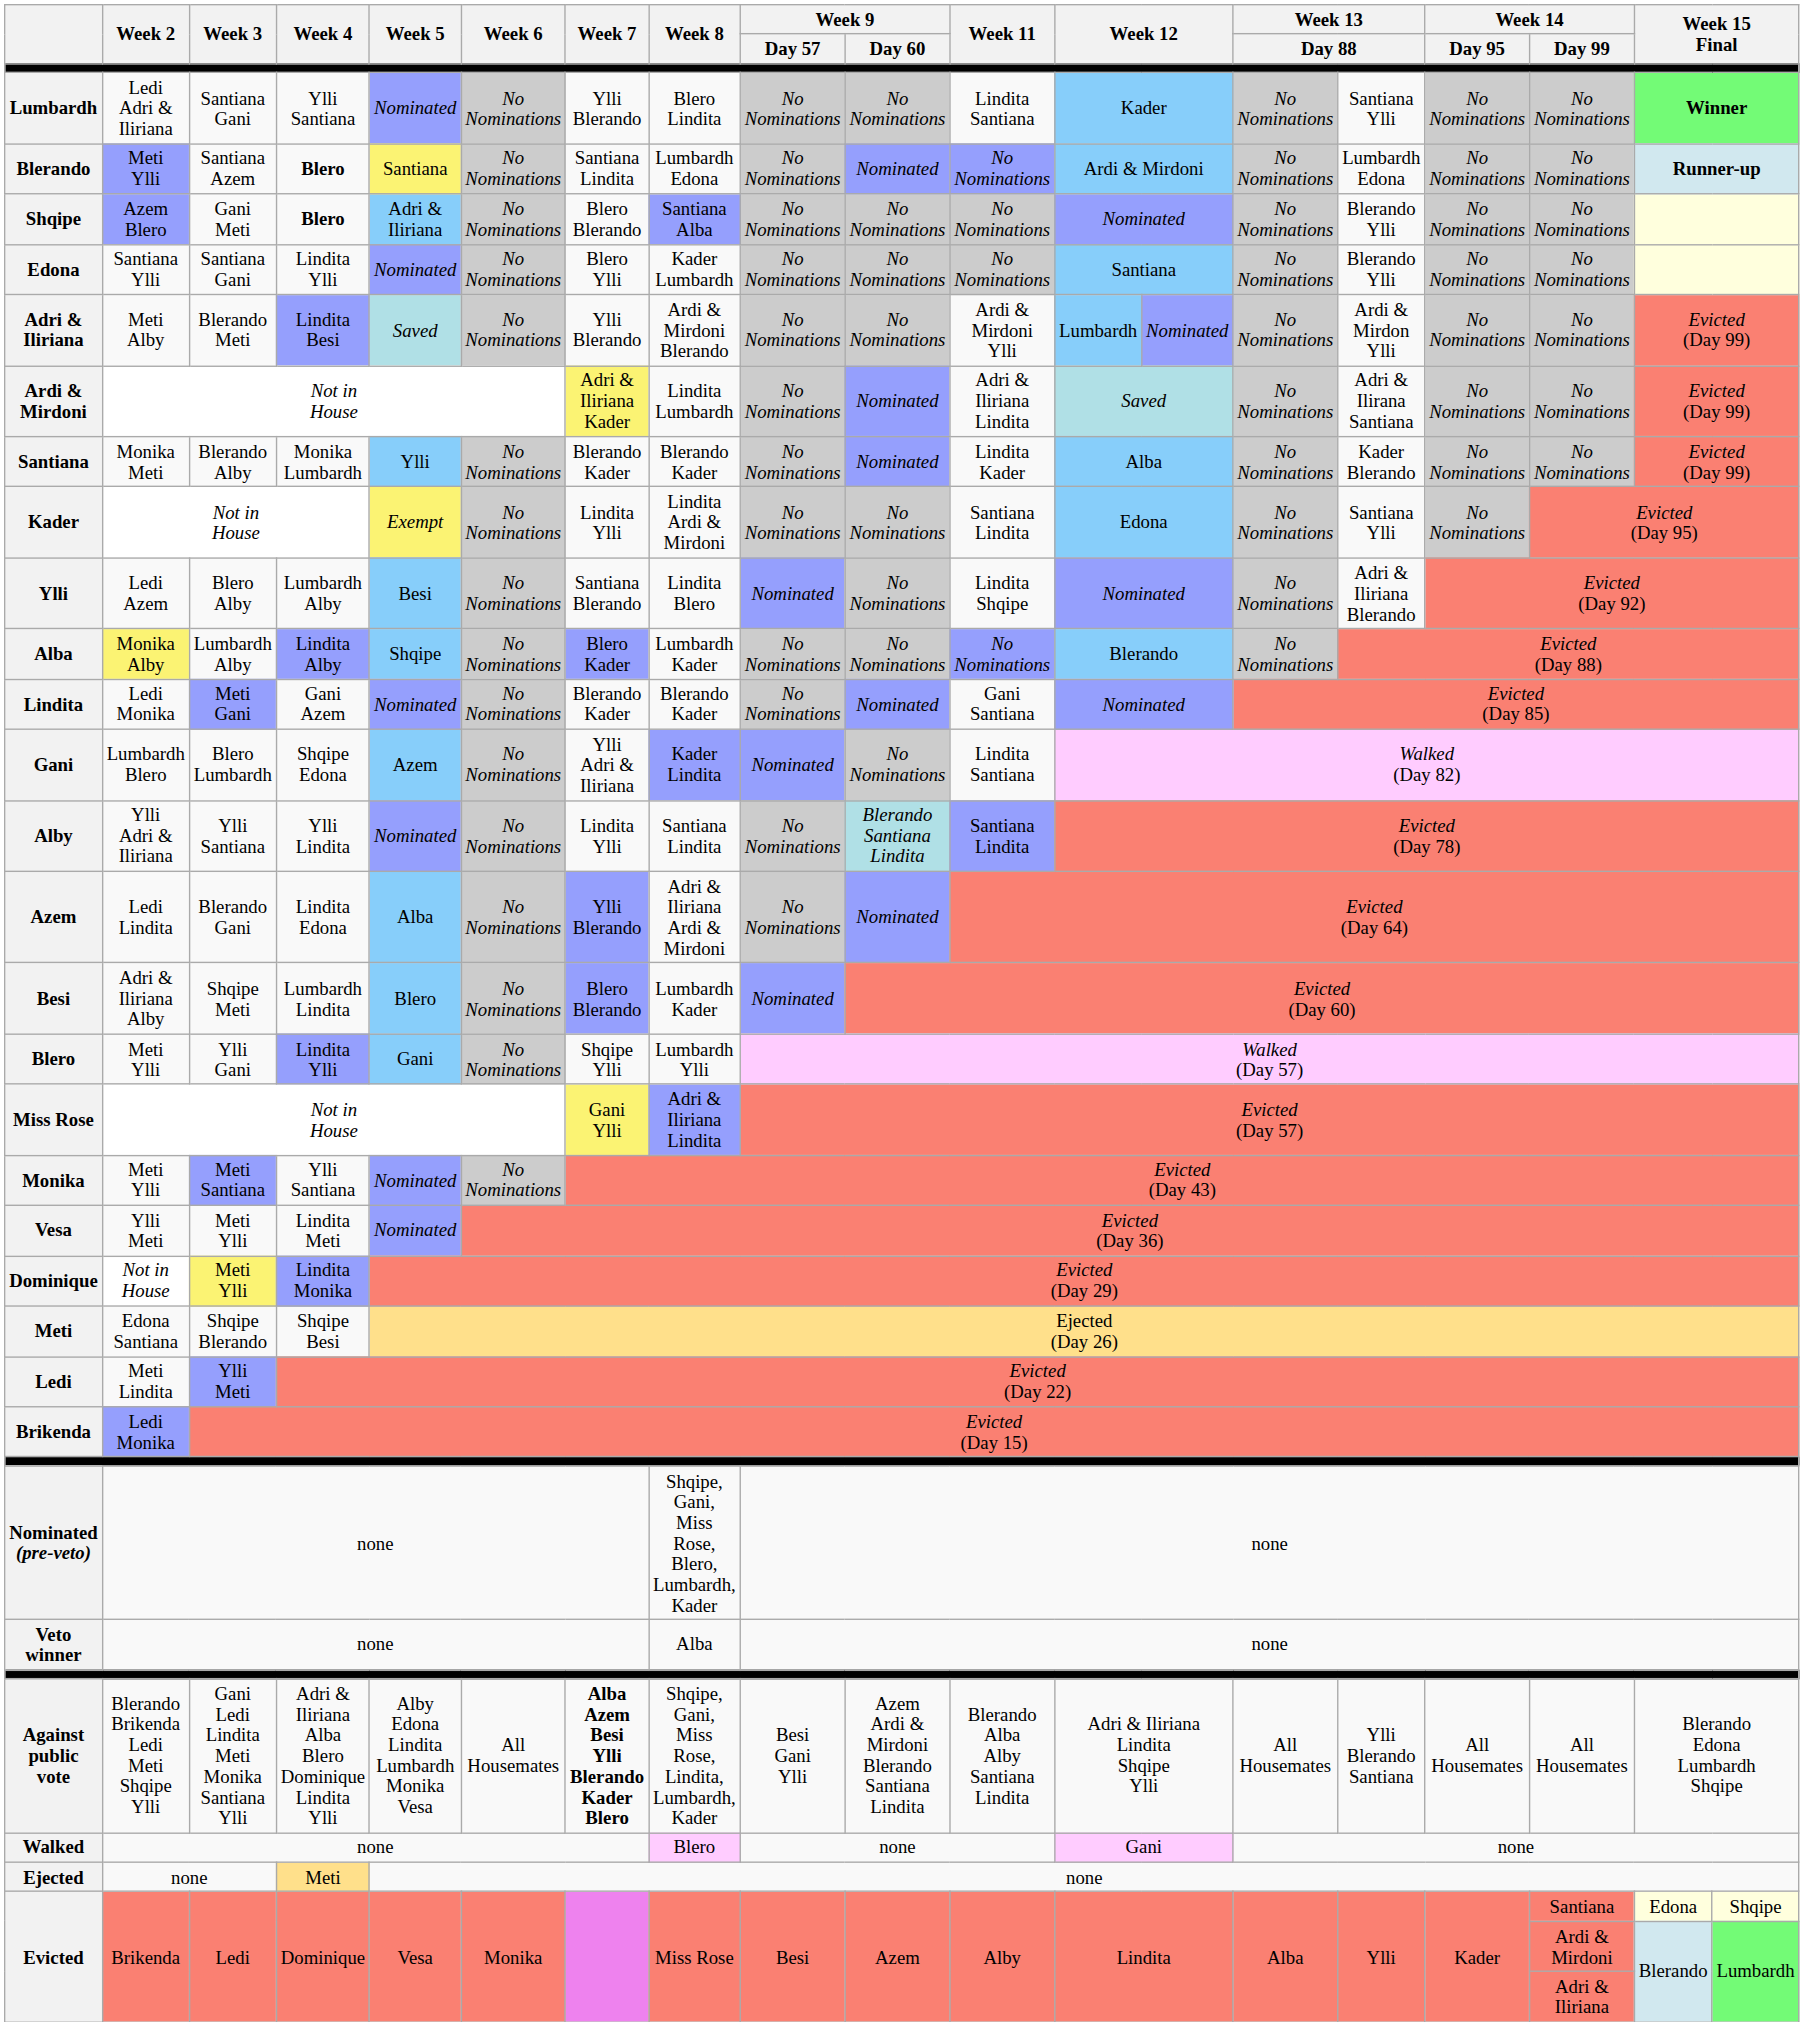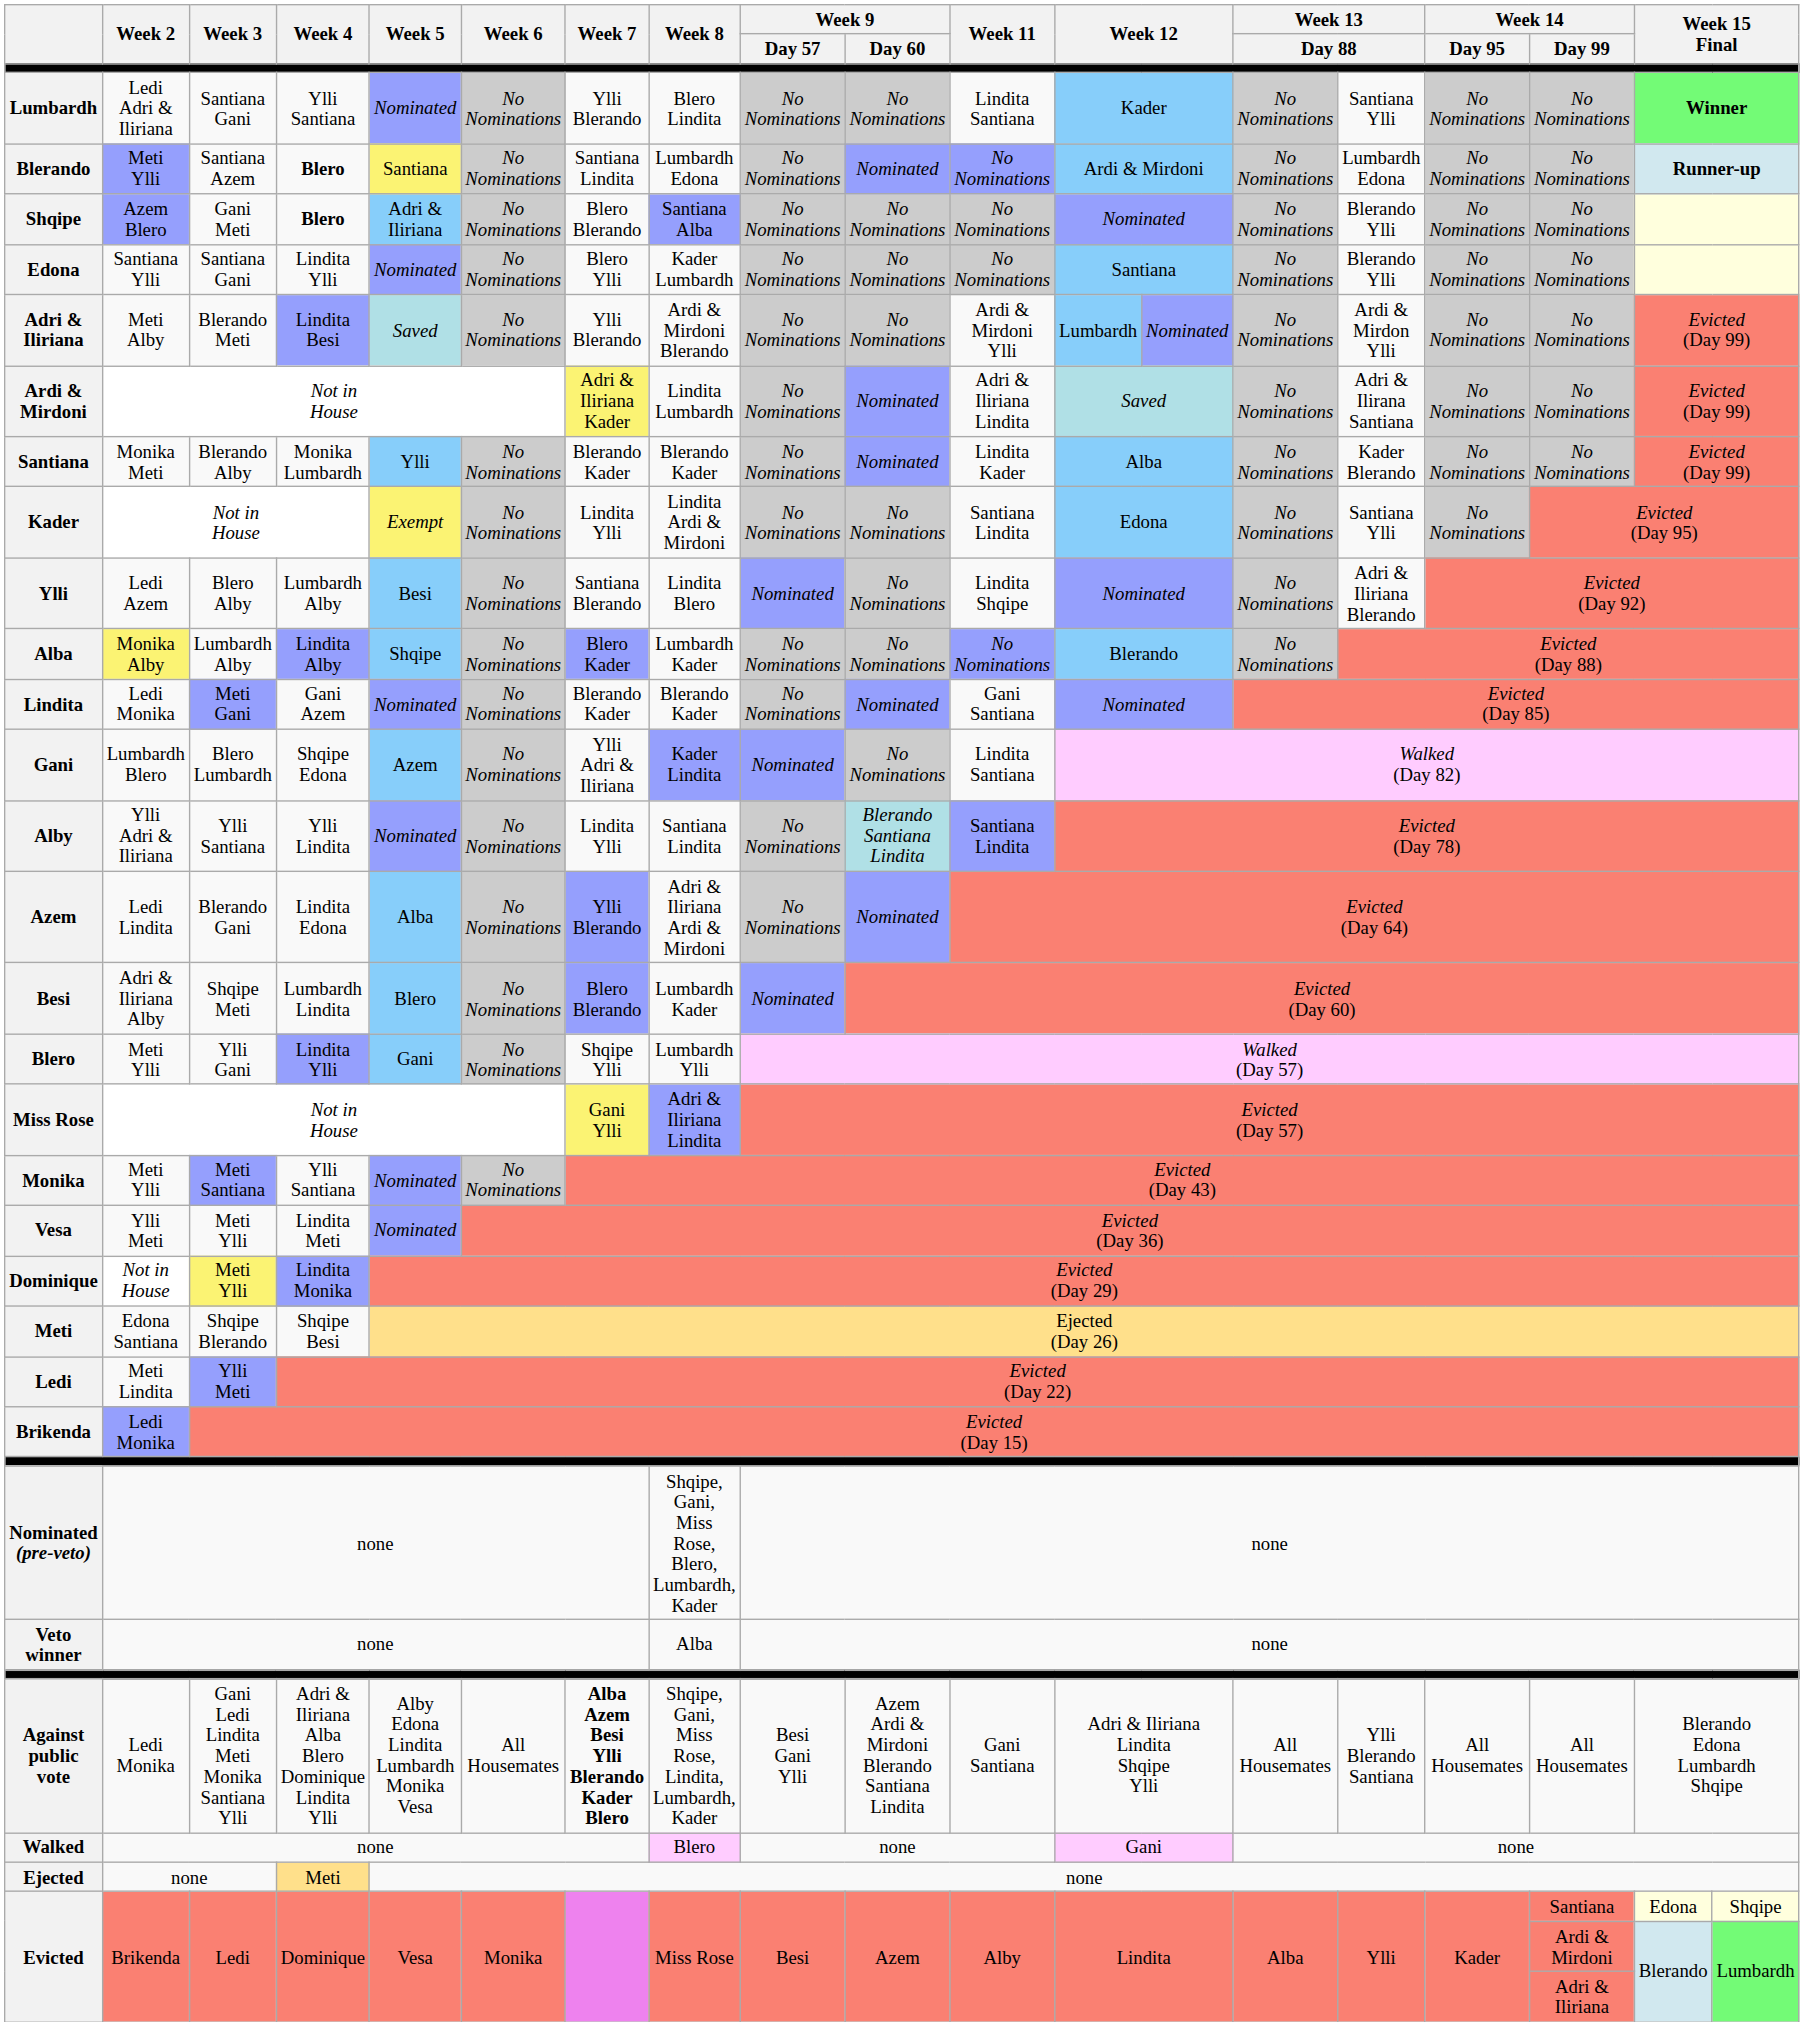(146, 1755) Blerando Brikenda Ledi Meti Shqipe Ylli -> (146, 1755) Ledi Monika
(1002, 1755) Blerando Alba Alby Santiana Lindita -> (1002, 1755) Gani Santiana
